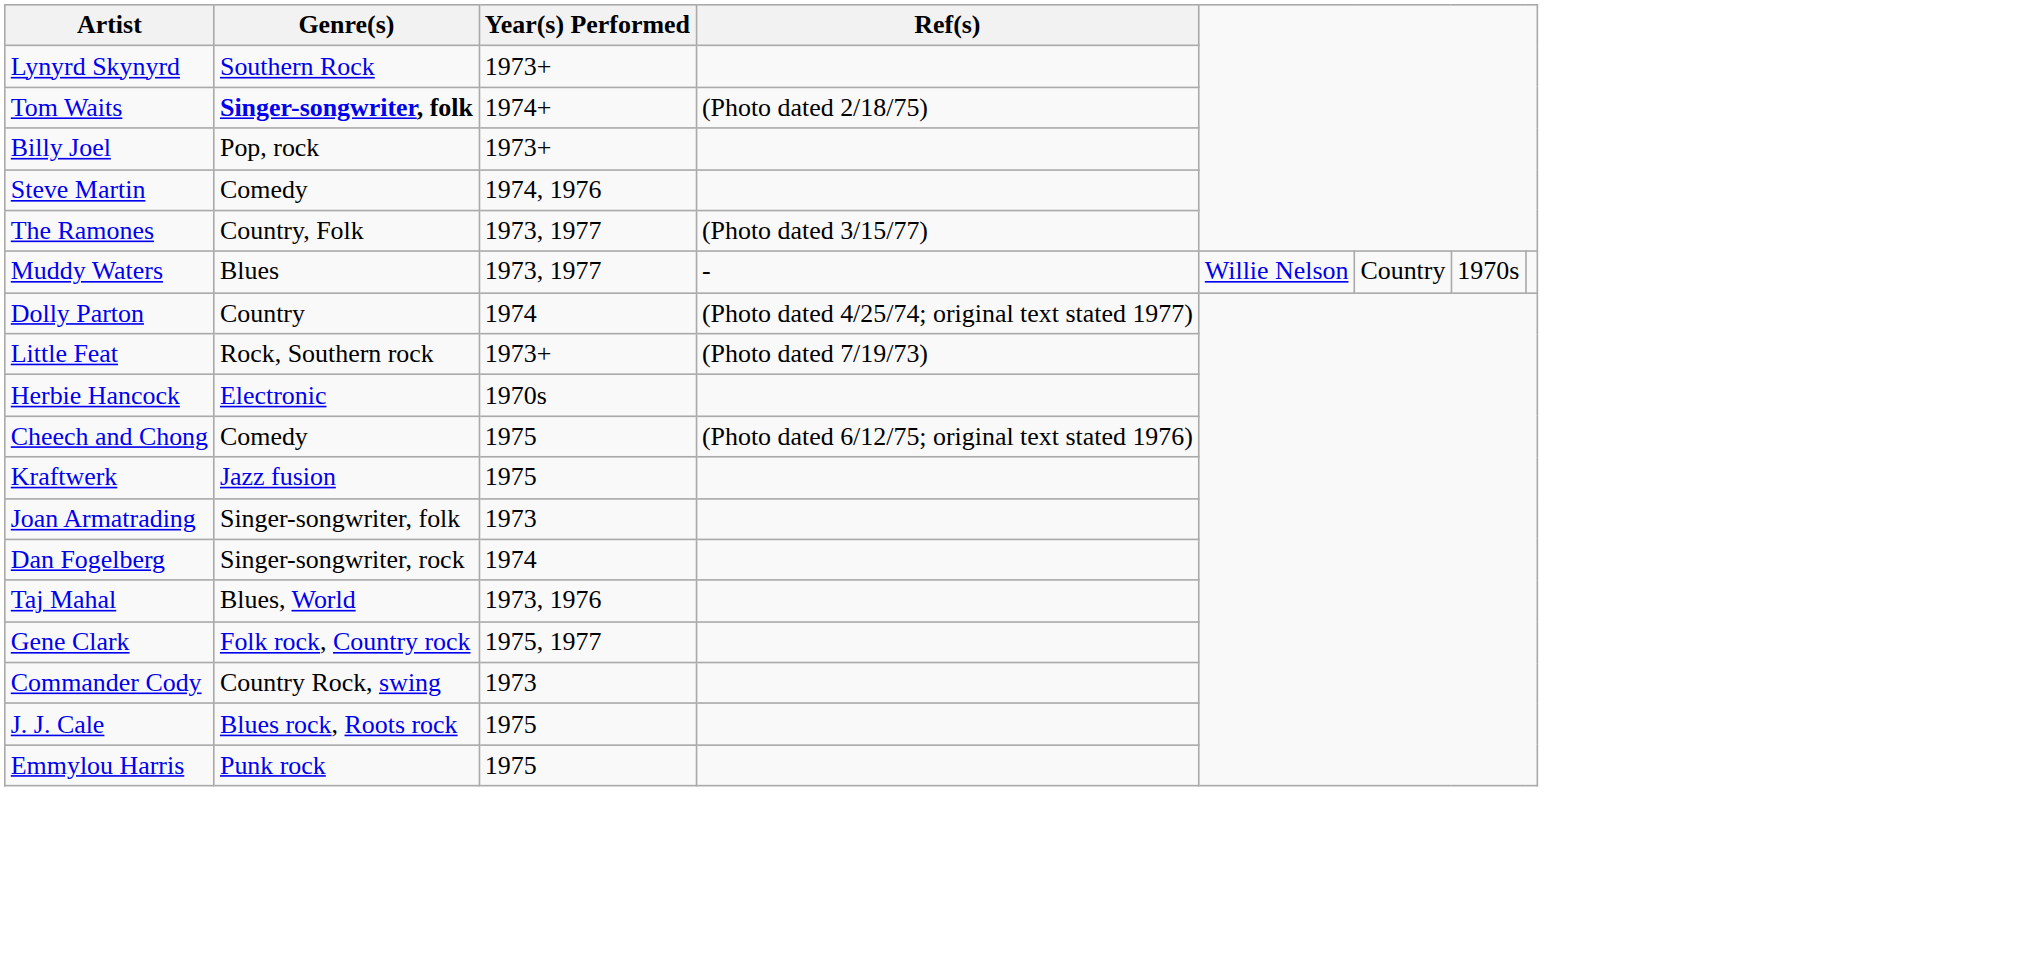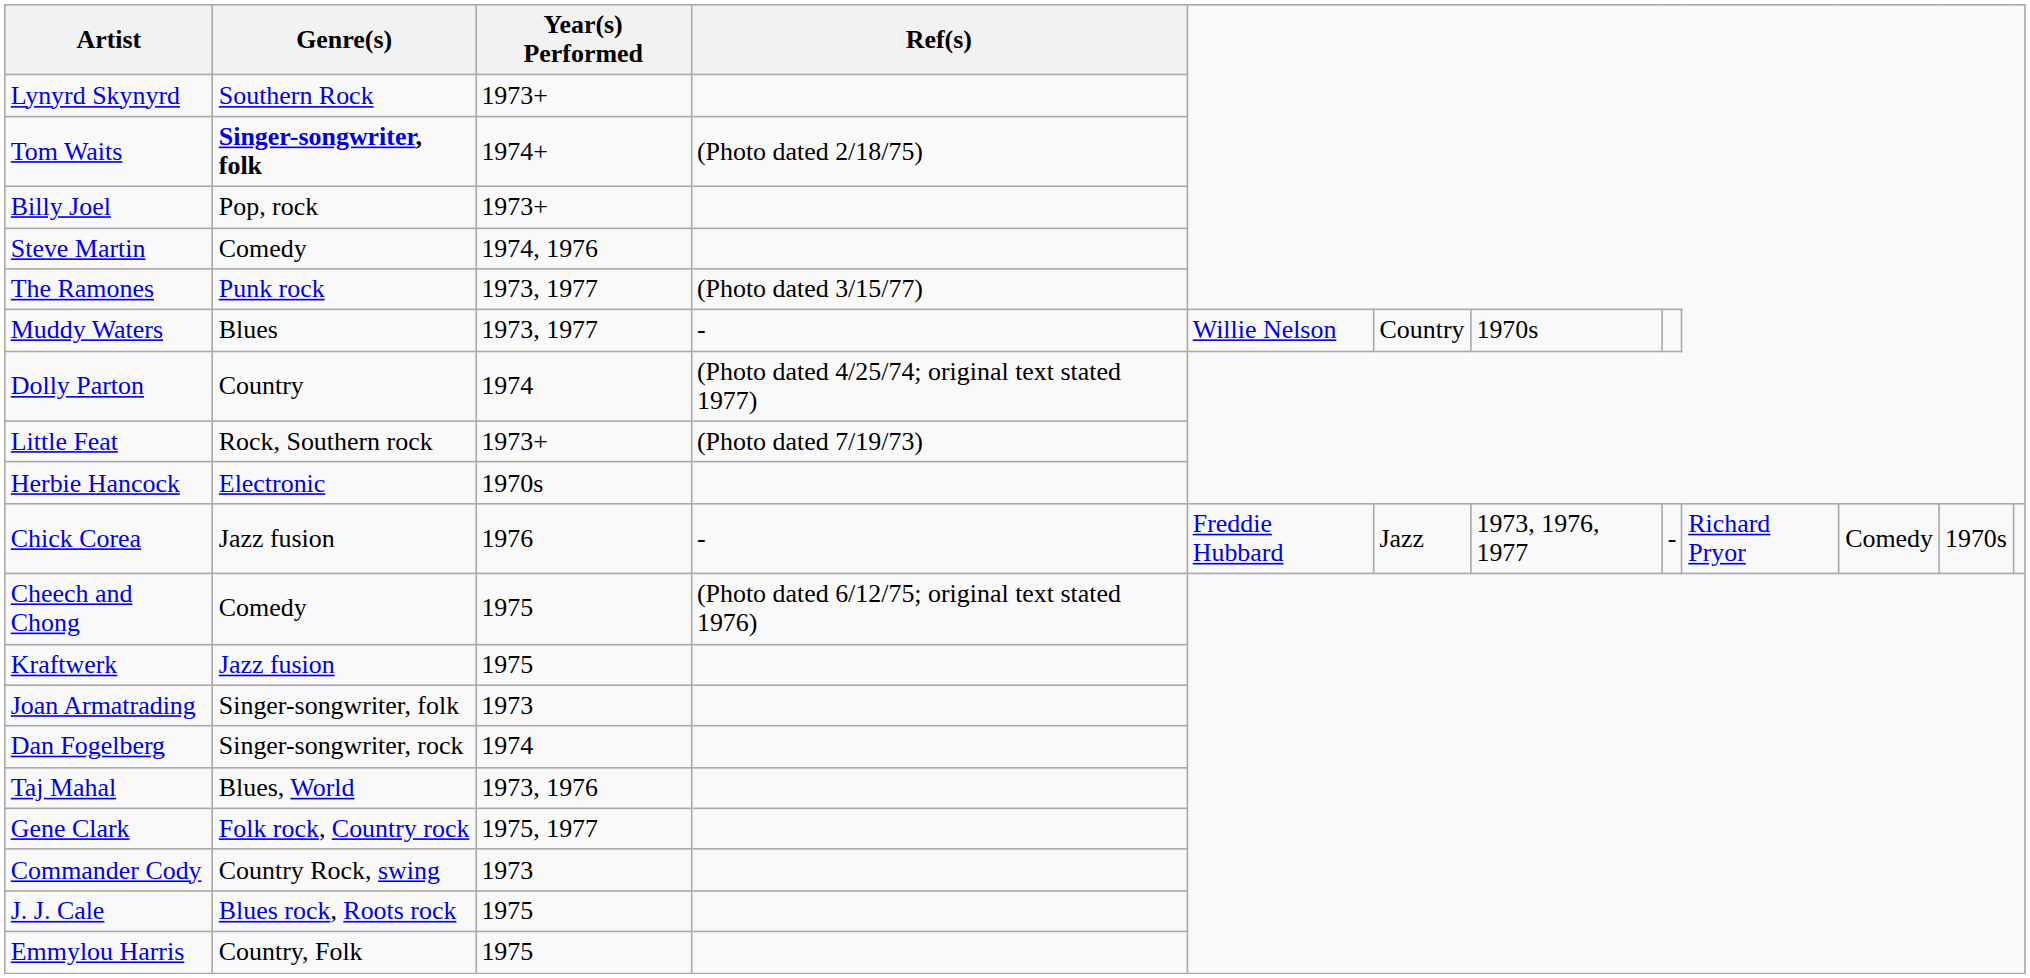(292, 230) Country, Folk -> (272, 288) Punk rock
+ row: (76, 538)
(273, 764) Punk rock -> (291, 951) Country, Folk
